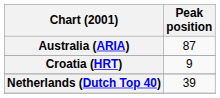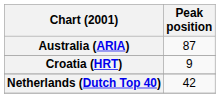(189, 83) 39 -> (189, 83) 42
